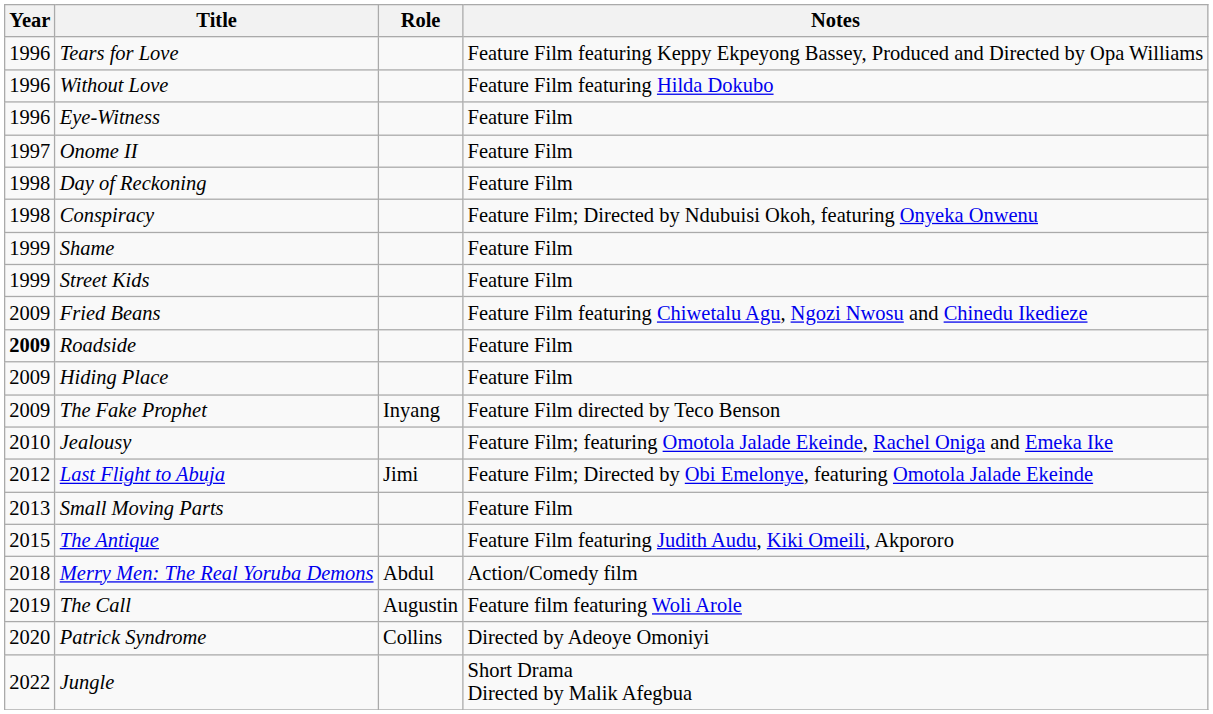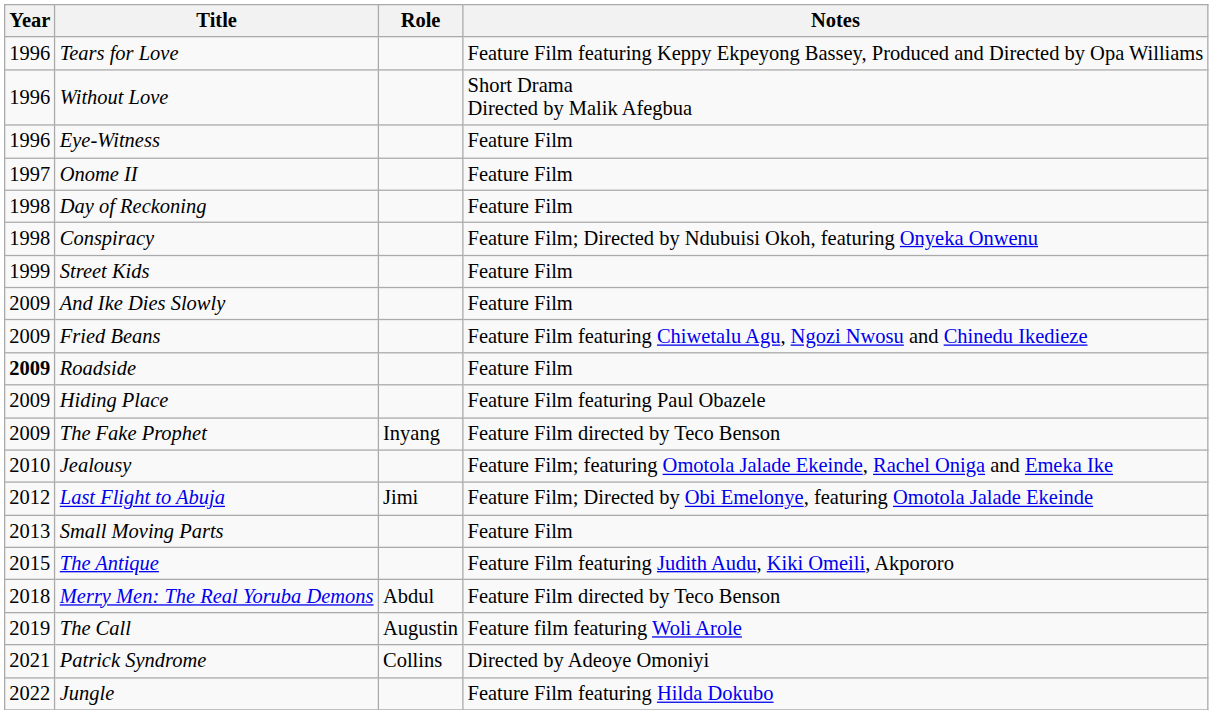(621, 85) Feature Film featuring Hilda Dokubo -> (580, 97) Short Drama Directed by Malik Afegbua
- row: (87, 248)
+ row: (143, 303)
(520, 378) Feature Film -> (617, 401) Feature Film featuring Paul Obazele
(553, 572) Action/Comedy film -> (624, 595) Feature Film directed by Teco Benson
(30, 637) 2020 -> (30, 660) 2021
(580, 681) Short Drama Directed by Malik Afegbua -> (621, 693) Feature Film featuring Hilda Dokubo
